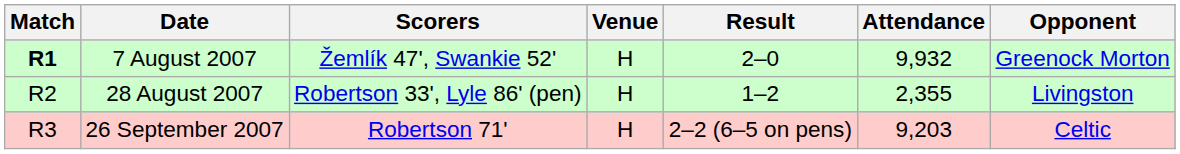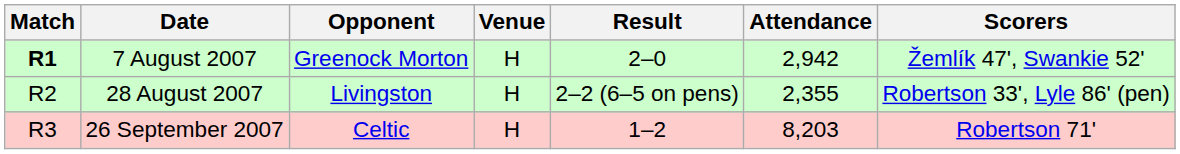columns swapped: (1083, 22) <-> (438, 22)
(924, 58) 9,932 -> (811, 58) 2,942
(760, 93) 1–2 -> (647, 93) 2–2 (6–5 on pens)
(760, 129) 2–2 (6–5 on pens) -> (647, 129) 1–2
(924, 129) 9,203 -> (811, 129) 8,203
